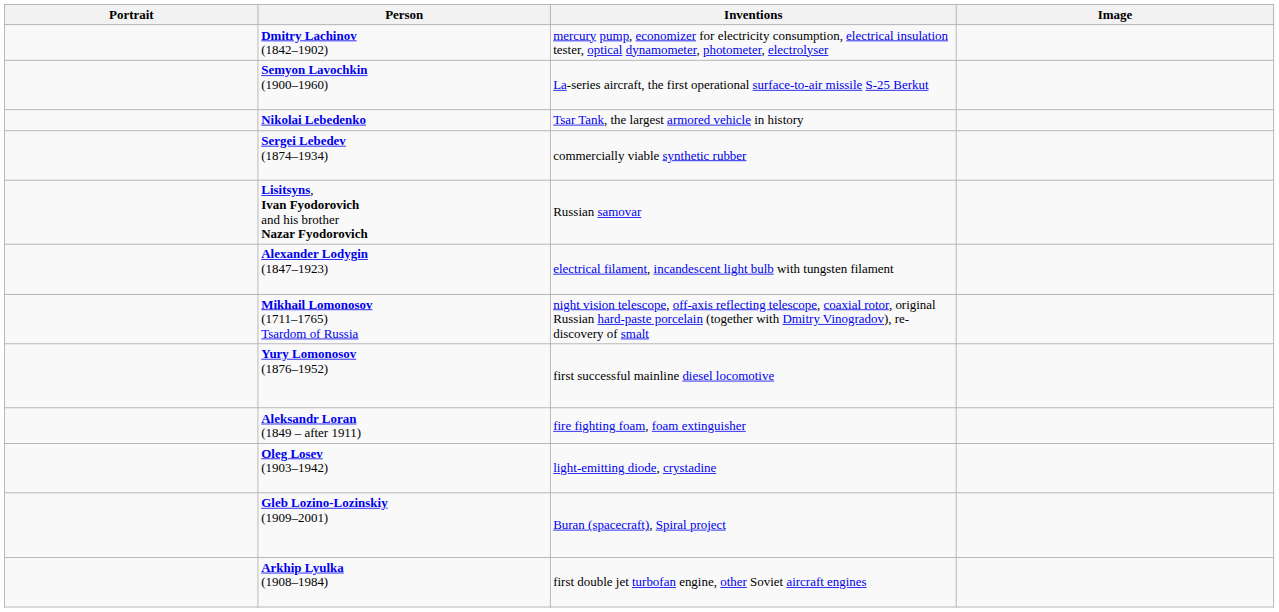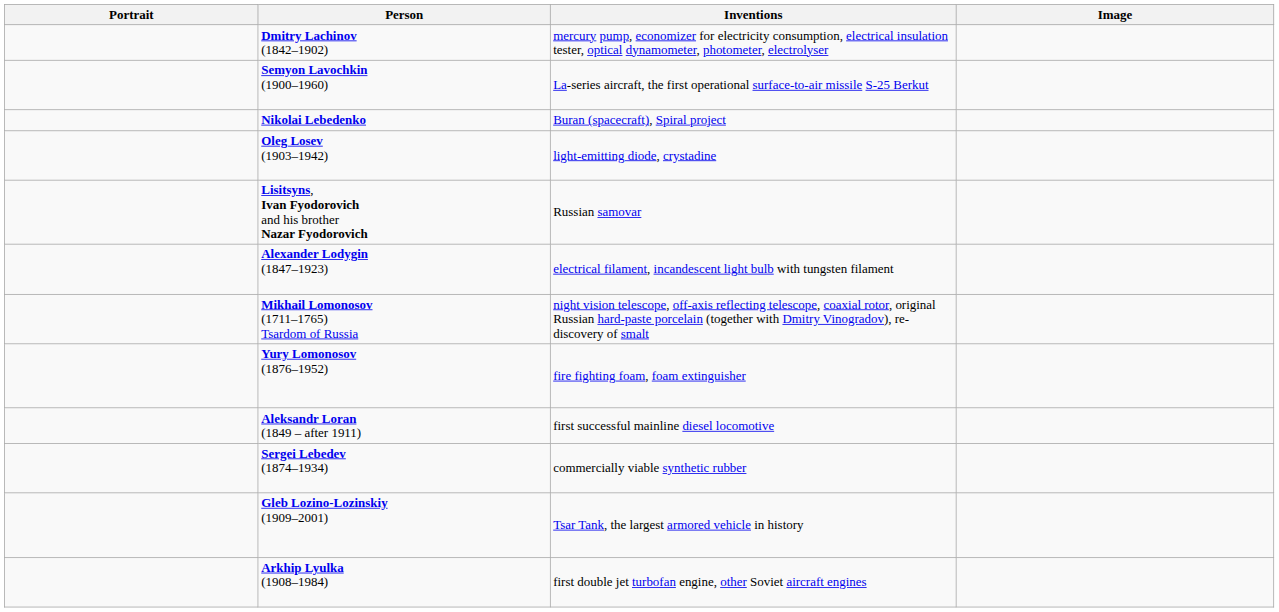(678, 120) Tsar Tank, the largest armored vehicle in history -> (640, 120) Buran (spacecraft), Spiral project
rows swapped: (304, 148) <-> (295, 460)
(664, 376) first successful mainline diesel locomotive -> (649, 376) fire fighting foam, foam extinguisher
(649, 425) fire fighting foam, foam extinguisher -> (664, 425) first successful mainline diesel locomotive
(640, 525) Buran (spacecraft), Spiral project -> (678, 525) Tsar Tank, the largest armored vehicle in history
